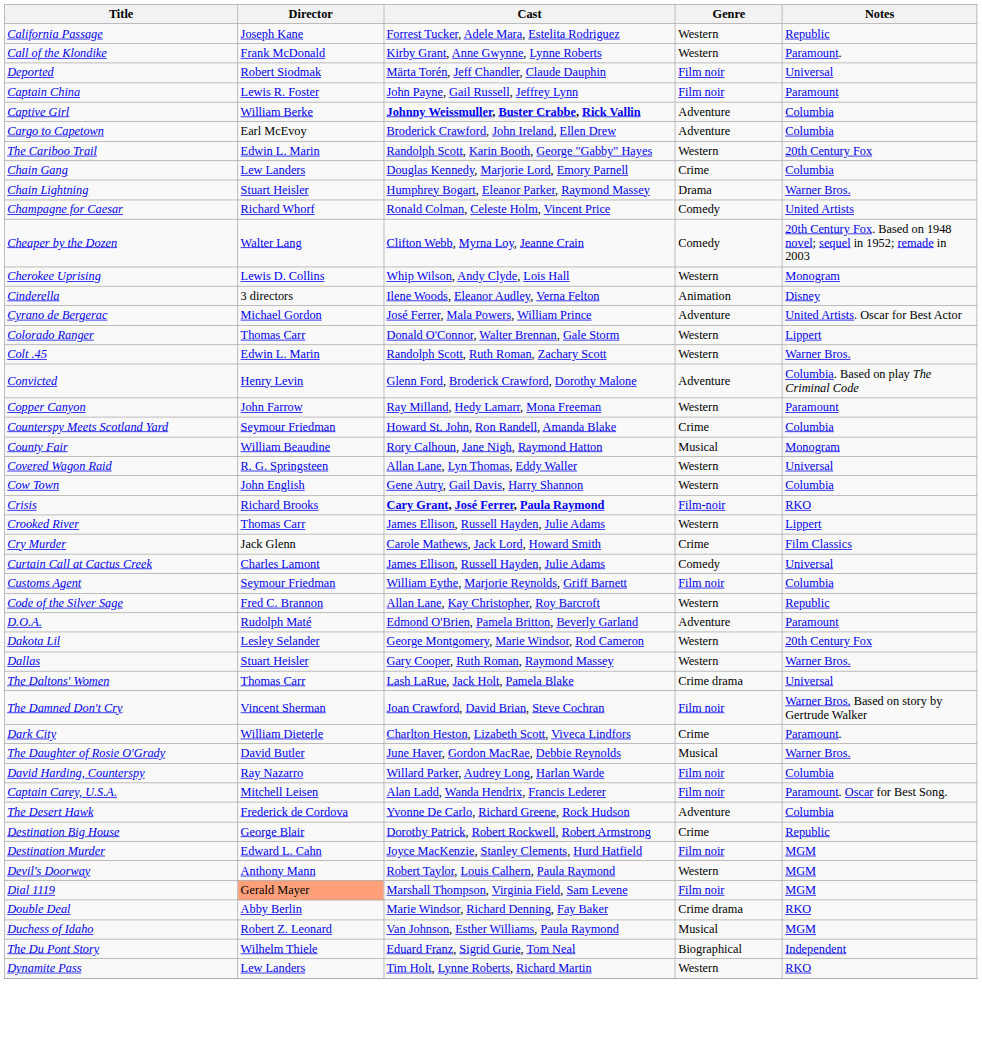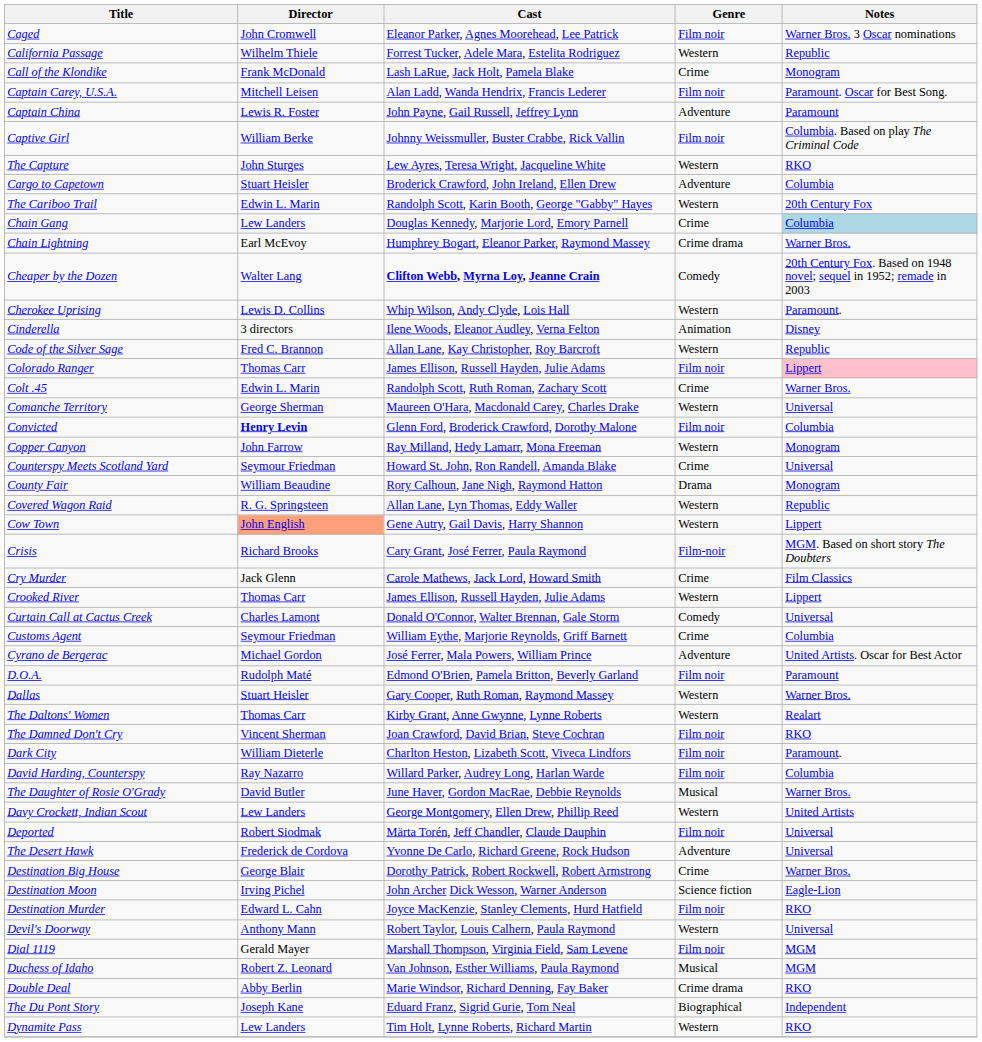+ row: (23, 33)
(272, 33) Joseph Kane -> (279, 53) Wilhelm Thiele
(494, 53) Kirby Grant, Anne Gwynne, Lynne Roberts -> (480, 72) Lash LaRue, Jack Holt, Pamela Blake
(698, 53) Western -> (694, 72) Crime
(813, 53) Paramount. -> (813, 72) Monogram
rows swapped: (62, 792) <-> (30, 72)
(701, 92) Film noir -> (704, 111) Adventure
(514, 111) bold -> (505, 138) normal
(704, 111) Adventure -> (701, 138) Film noir
(809, 111) Columbia -> (858, 138) Columbia. Based on play The Criminal Code
+ row: (38, 164)
(274, 131) Earl McEvoy -> (275, 184) Stuart Heisler
(809, 170) no background -> (809, 223) lightblue background
(275, 190) Stuart Heisler -> (274, 243) Earl McEvoy
(695, 190) Drama -> (711, 243) Crime drama
- row: (65, 209)
(485, 243) normal -> (493, 276) bold
(813, 276) Monogram -> (813, 309) Paramount.
rows swapped: (65, 602) <-> (57, 315)
(503, 335) Donald O'Connor, Walter Brennan, Gale Storm -> (496, 368) James Ellison, Russell Hayden, Julie Adams
(698, 335) Western -> (701, 368) Film noir
(803, 335) no background -> (803, 368) pink background
(698, 354) Western -> (694, 388) Crime
+ row: (57, 407)
(272, 381) normal -> (274, 427) bold
(704, 381) Adventure -> (701, 427) Film noir
(858, 381) Columbia. Based on play The Criminal Code -> (809, 427) Columbia
(812, 407) Paramount -> (813, 446) Monogram
(809, 427) Columbia -> (809, 466) Universal
(698, 446) Musical -> (695, 485) Drama
(809, 466) Universal -> (807, 505) Republic
(273, 485) no background -> (273, 524) lightsalmon background
(809, 485) Columbia -> (803, 524) Lippert
(495, 505) bold -> (486, 551) normal
(798, 505) RKO -> (865, 551) MGM. Based on short story The Doubters
rows swapped: (43, 524) <-> (37, 544)
(496, 563) James Ellison, Russell Hayden, Julie Adams -> (503, 616) Donald O'Connor, Walter Brennan, Gale Storm
(701, 583) Film noir -> (694, 636) Crime
(704, 622) Adventure -> (701, 675) Film noir
- row: (34, 642)
(480, 681) Lash LaRue, Jack Holt, Pamela Blake -> (494, 714) Kirby Grant, Anne Gwynne, Lynne Roberts
(711, 681) Crime drama -> (698, 714) Western
(809, 681) Universal -> (803, 714) Realart
(864, 707) Warner Bros. Based on story by Gertrude Walker -> (798, 734) RKO
(694, 734) Crime -> (701, 753) Film noir
rows swapped: (86, 753) <-> (76, 773)
+ row: (77, 812)
(809, 812) Columbia -> (809, 851) Universal
(807, 831) Republic -> (818, 870) Warner Bros.
+ row: (52, 890)
(801, 851) MGM -> (798, 909) RKO
(801, 870) MGM -> (809, 929) Universal
(275, 890) lightsalmon background -> (275, 948) no background
rows swapped: (39, 909) <-> (50, 929)
(279, 948) Wilhelm Thiele -> (272, 1007) Joseph Kane
